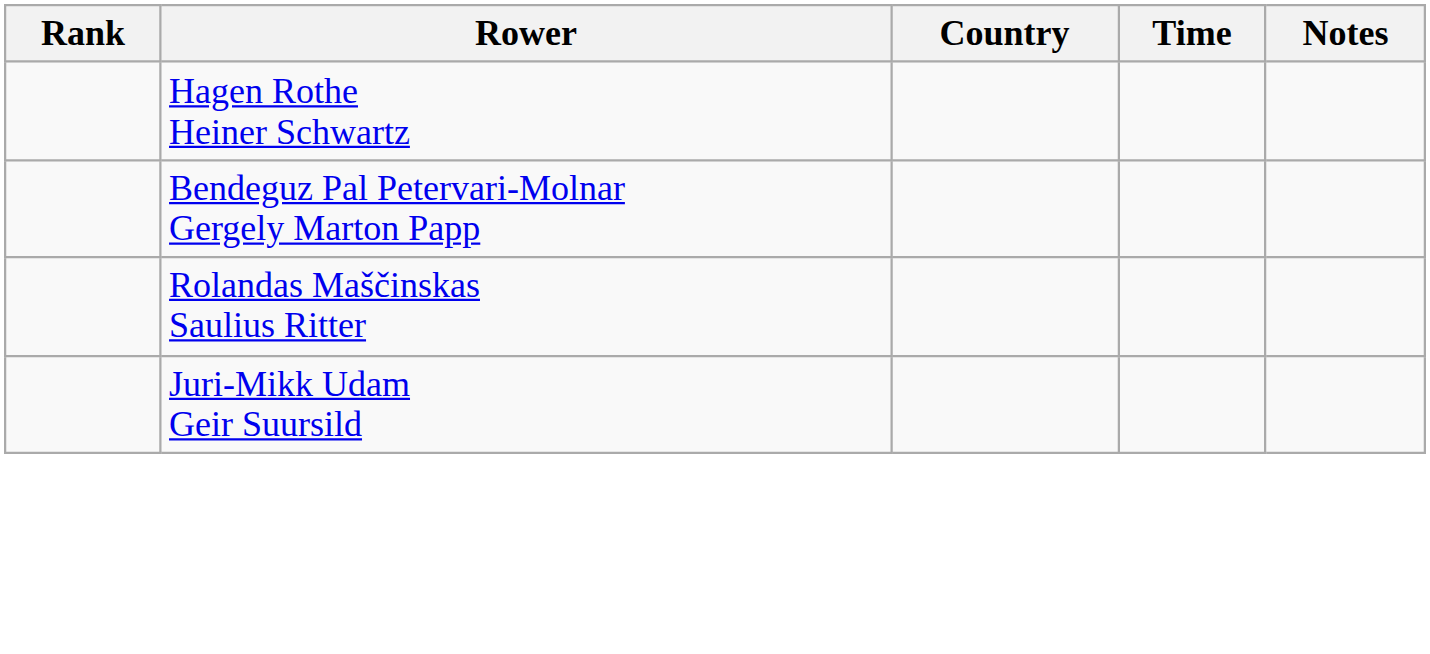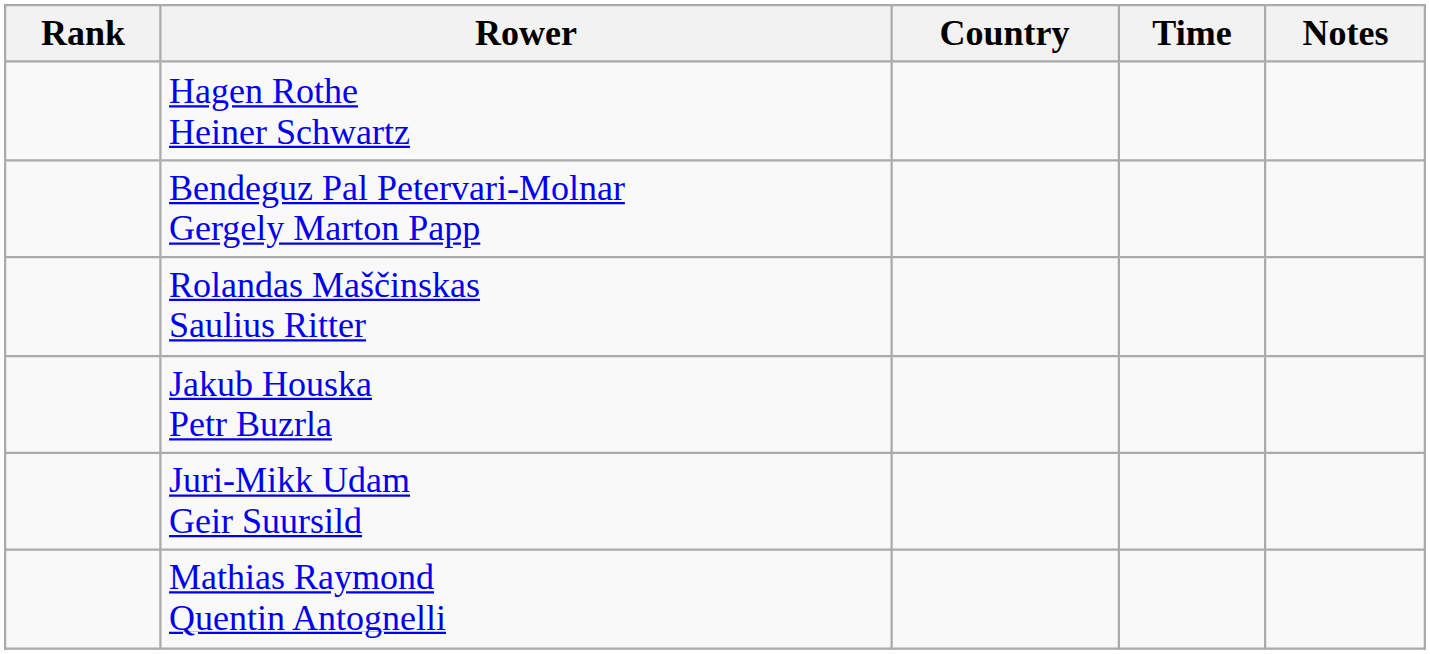+ row: (271, 403)
+ row: (308, 598)
